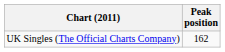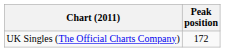(201, 39) 162 -> (201, 39) 172
